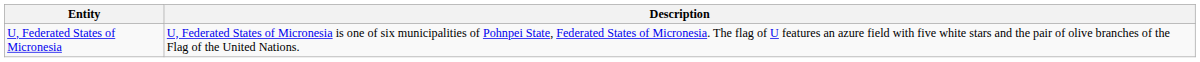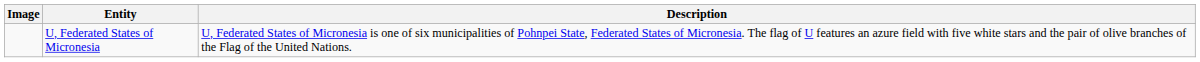+ column: (23, 14)
